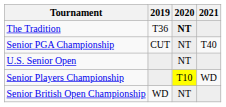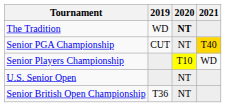(160, 29) T36 -> (160, 29) WD
(209, 45) no background -> (209, 45) gold background
rows swapped: (65, 77) <-> (41, 61)
(160, 94) WD -> (160, 94) T36
